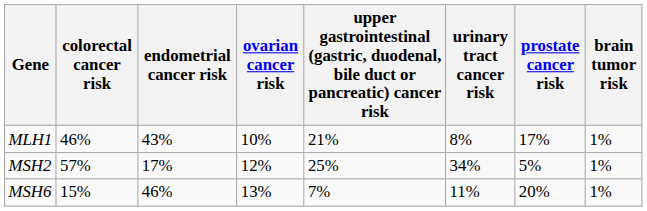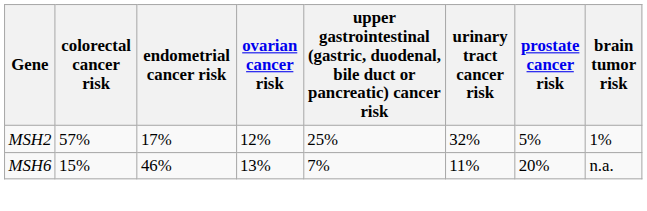- row: (30, 138)
(465, 165) 34% -> (465, 138) 32%
(601, 192) 1% -> (602, 165) n.a.
